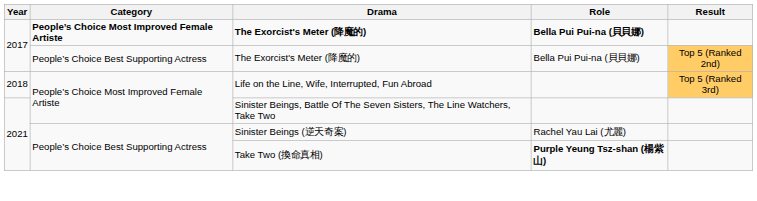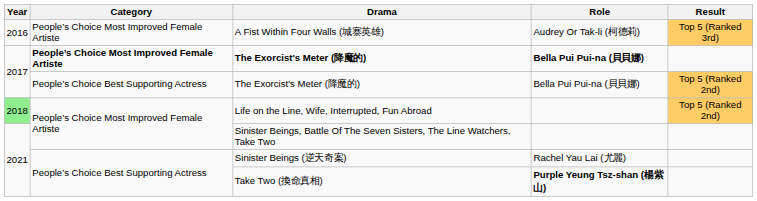+ row: (117, 32)
(17, 84) no background -> (17, 110) lightgreen background
(710, 84) Top 5 (Ranked 3rd) -> (710, 110) Top 5 (Ranked 2nd)
